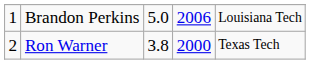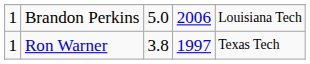(13, 45) 2 -> (13, 45) 1
(194, 45) 2000 -> (194, 45) 1997
